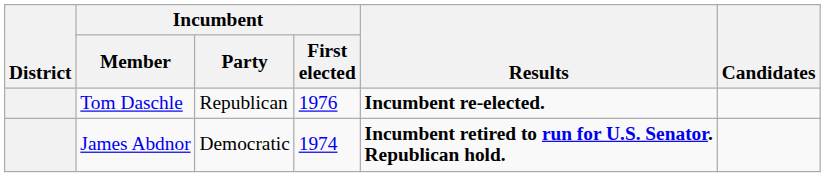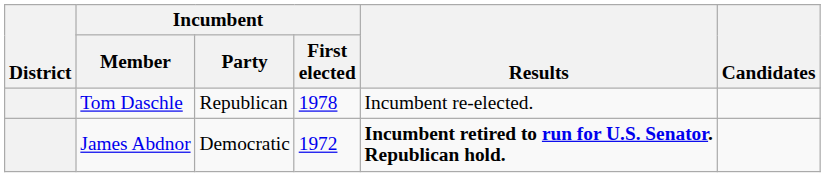(318, 103) 1976 -> (318, 103) 1978
(455, 103) bold -> (449, 103) normal
(318, 144) 1974 -> (318, 144) 1972
